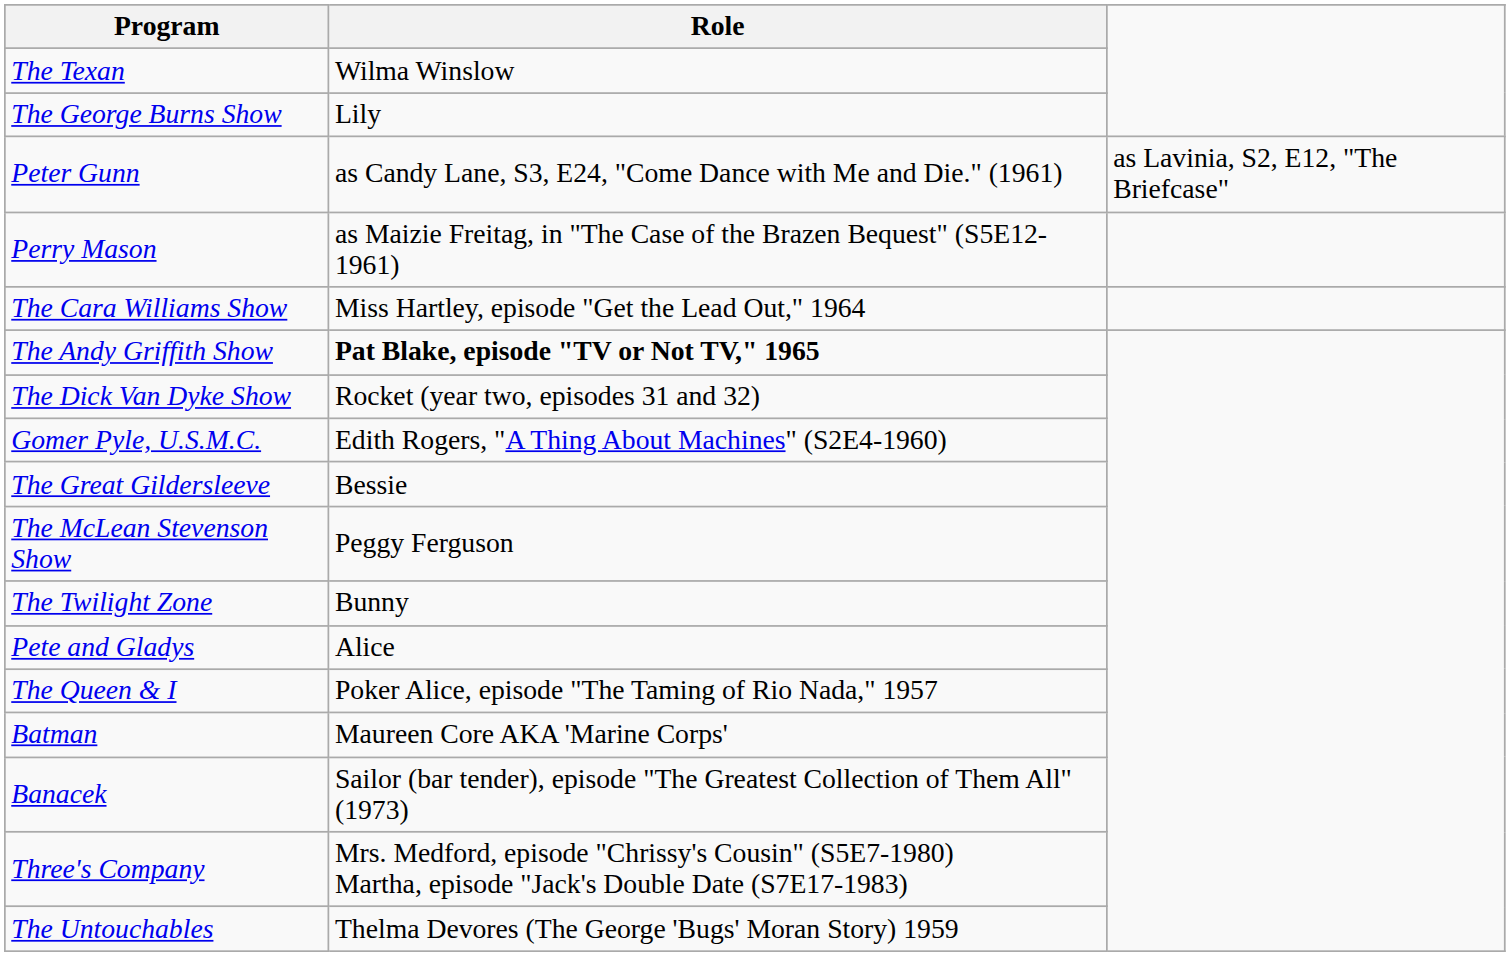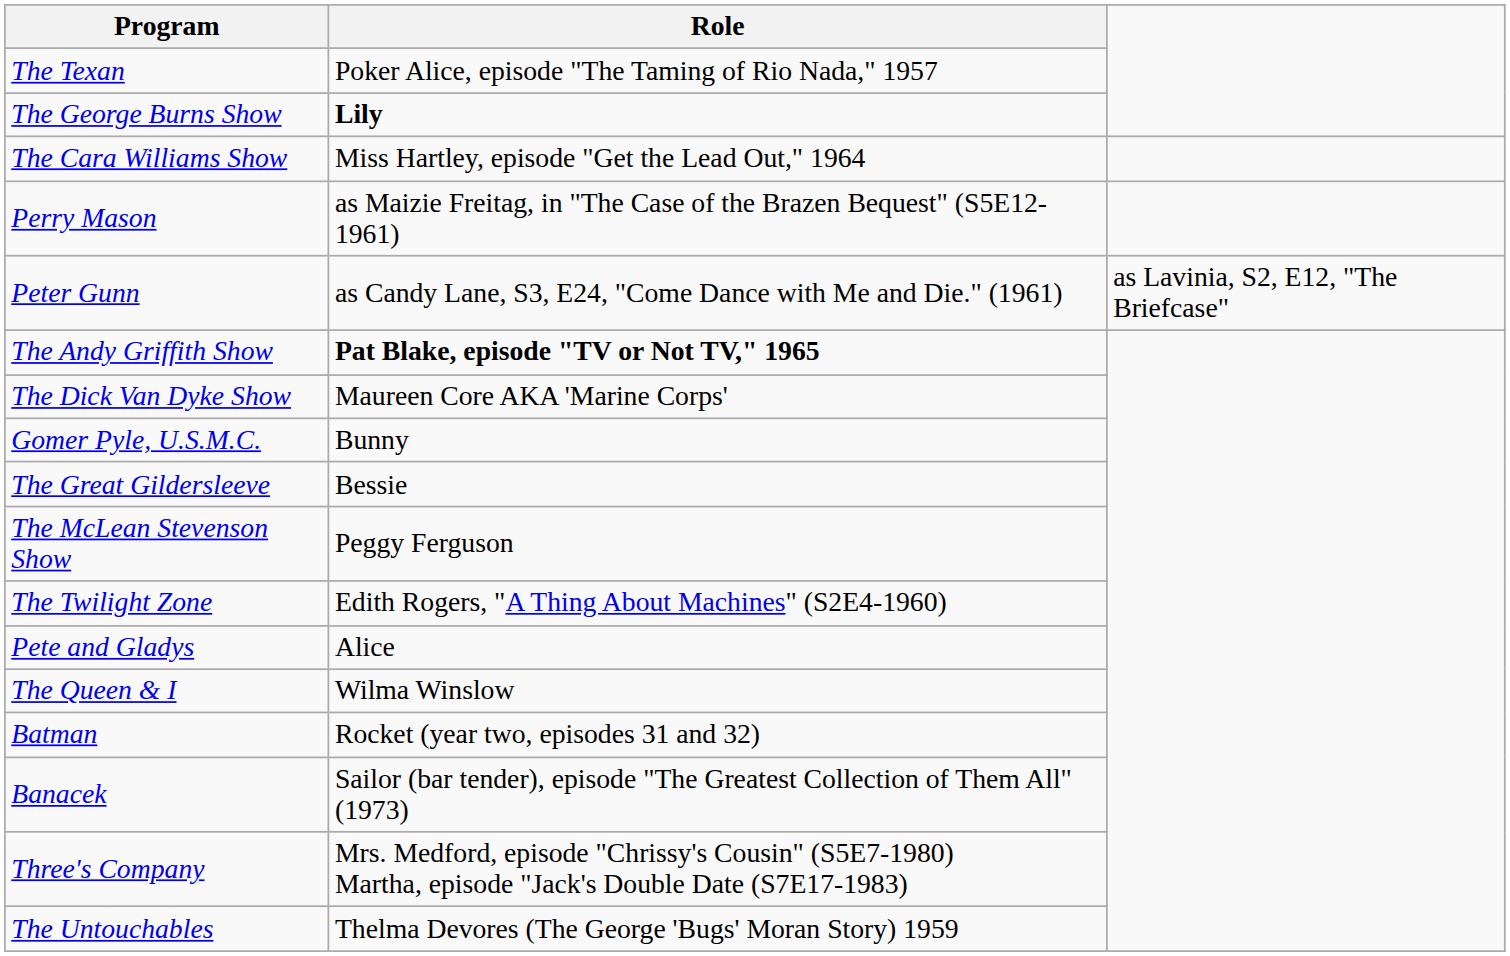(425, 70) Wilma Winslow -> (636, 70) Poker Alice, episode "The Taming of Rio Nada," 1957
(358, 114) normal -> (359, 114) bold
rows swapped: (75, 173) <-> (149, 308)
(547, 396) Rocket (year two, episodes 31 and 32) -> (531, 396) Maureen Core AKA 'Marine Corps'
(641, 439) Edith Rogers, "A Thing About Machines" (S2E4-1960) -> (372, 439) Bunny
(372, 602) Bunny -> (641, 602) Edith Rogers, "A Thing About Machines" (S2E4-1960)
(636, 690) Poker Alice, episode "The Taming of Rio Nada," 1957 -> (425, 690) Wilma Winslow
(531, 734) Maureen Core AKA 'Marine Corps' -> (547, 734) Rocket (year two, episodes 31 and 32)
